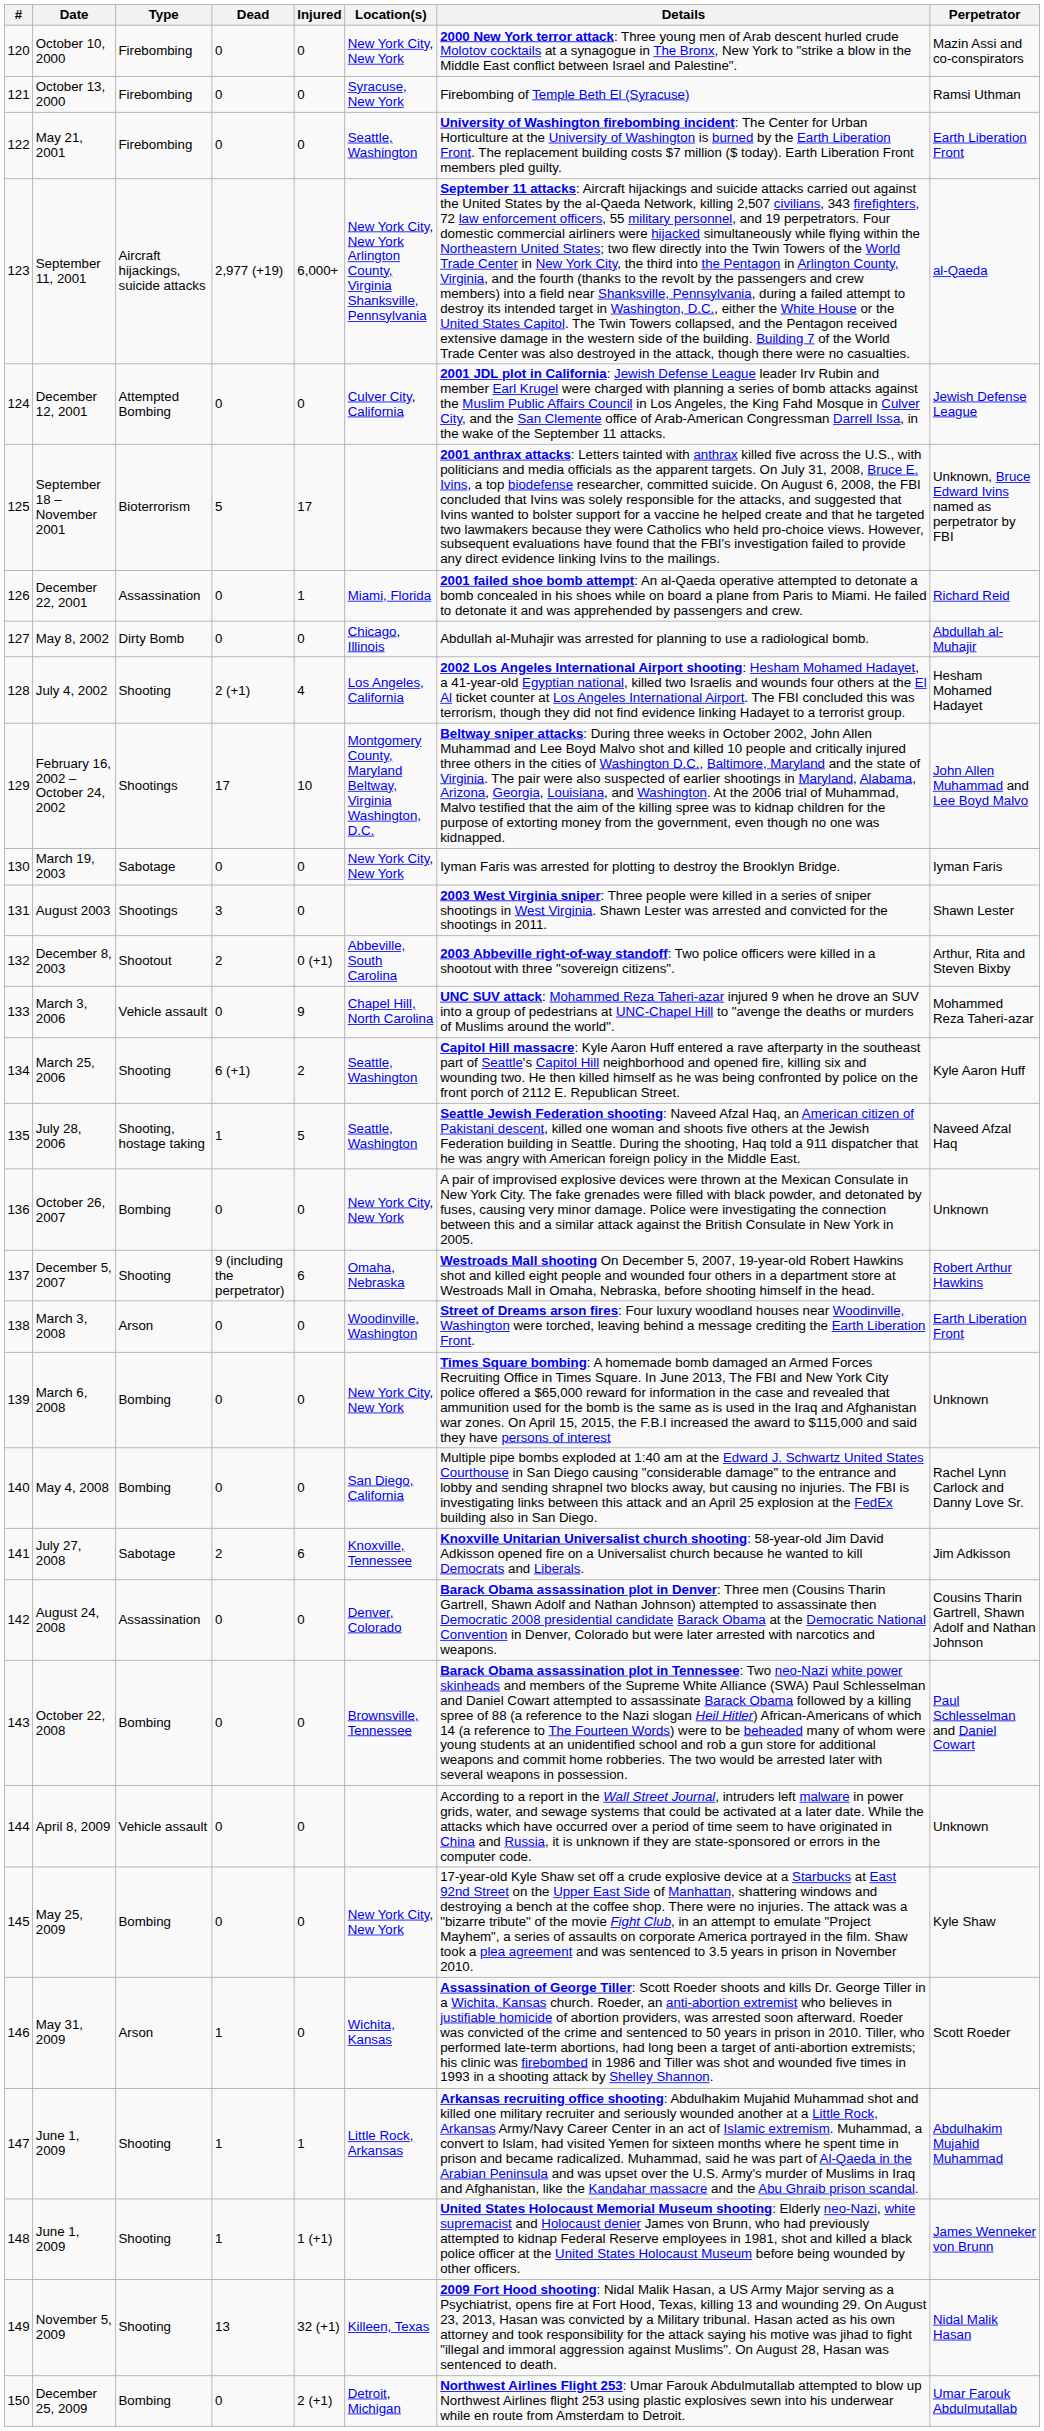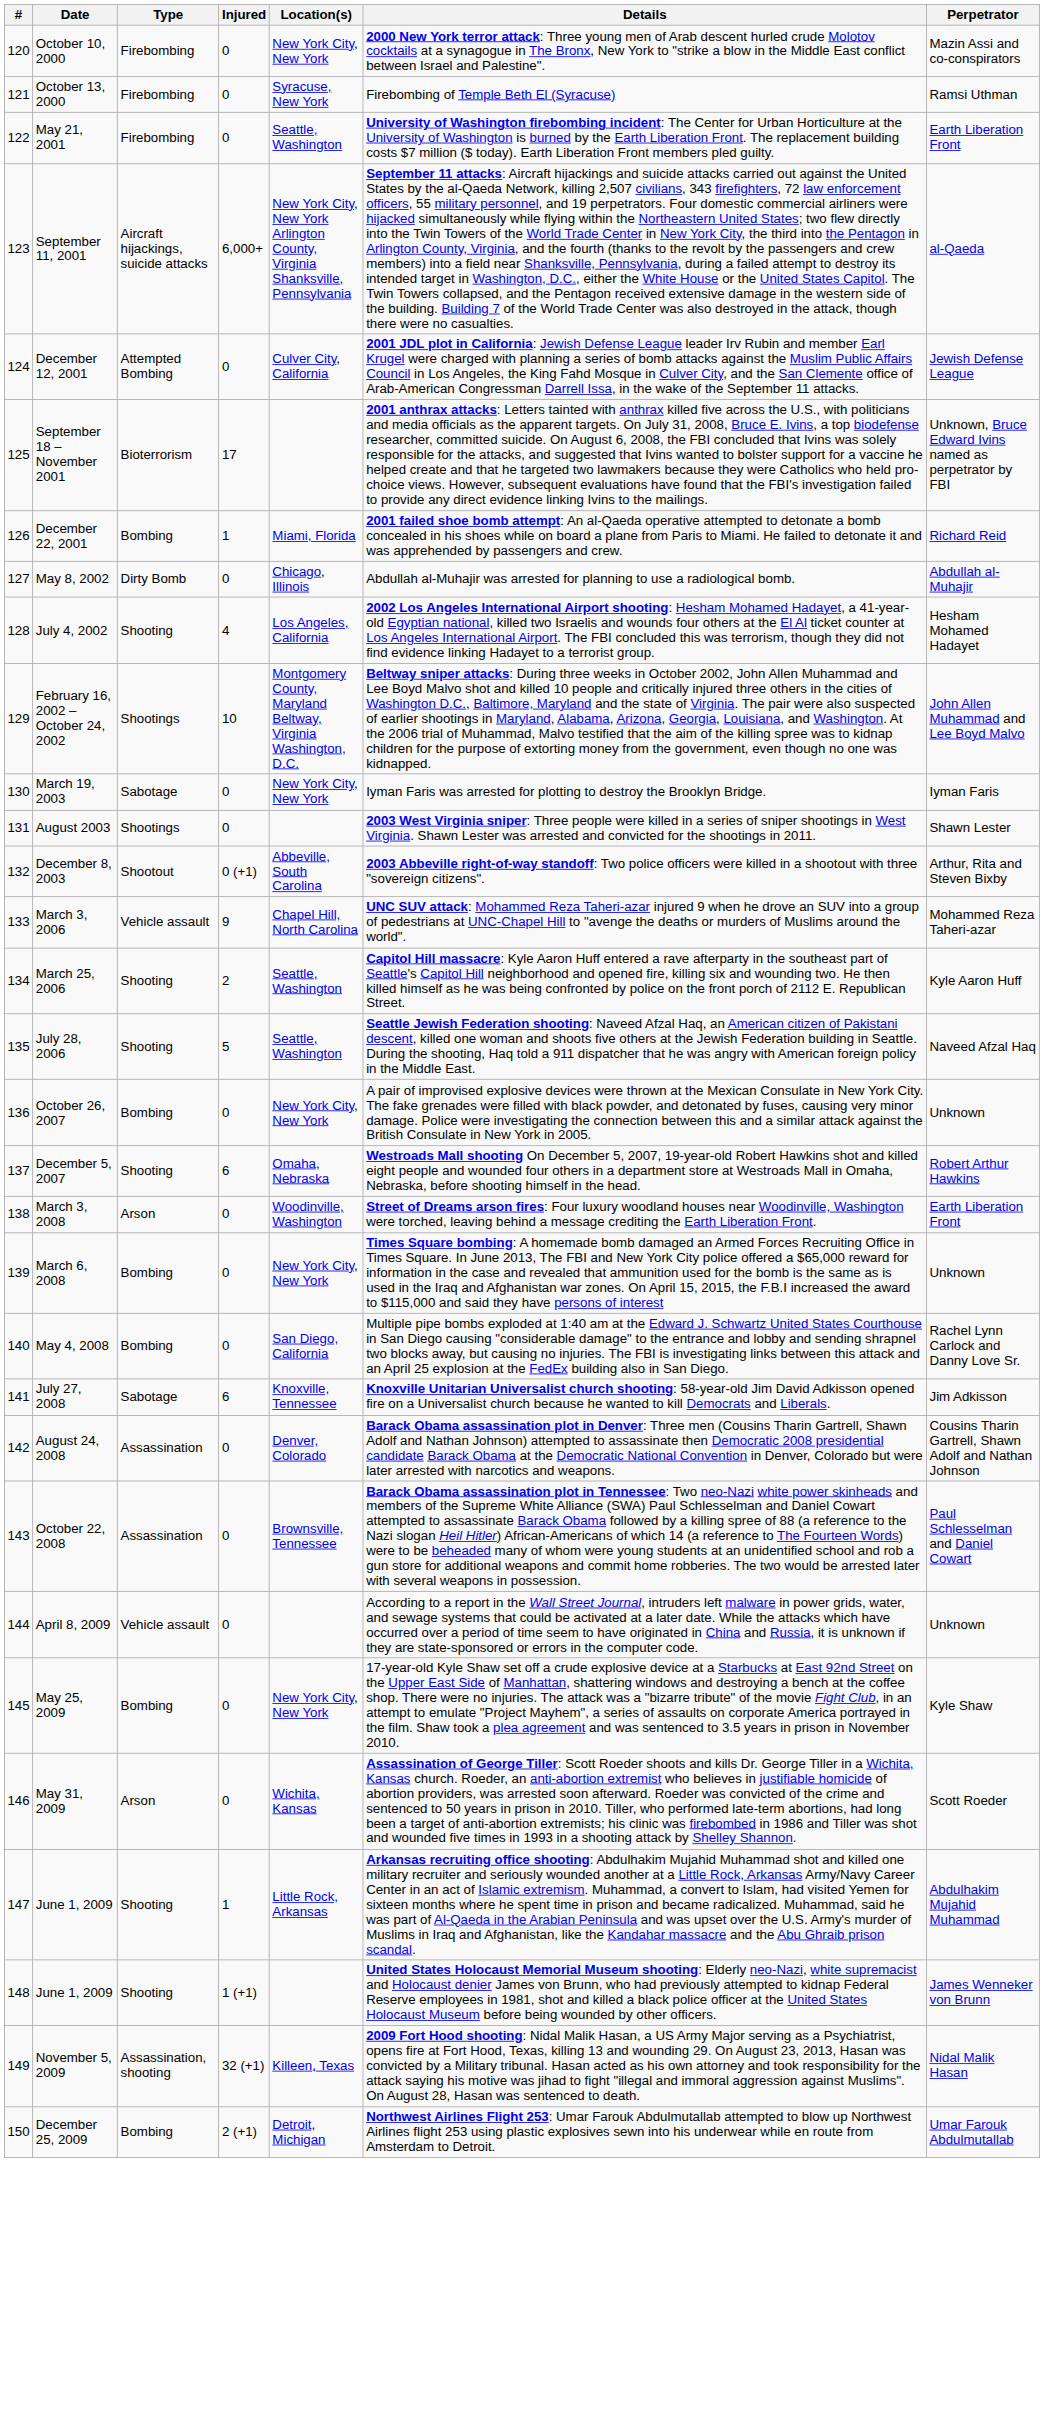- column: (253, 15)
(159, 595) Assassination -> (147, 535) Bombing
(162, 1136) Shooting, hostage taking -> (147, 1046) Shooting
(145, 1723) Bombing -> (162, 1536) Assassination
(145, 2327) Shooting -> (163, 2066) Assassination, shooting
